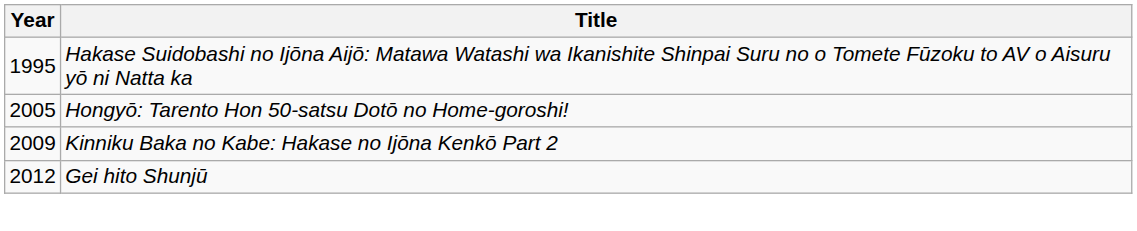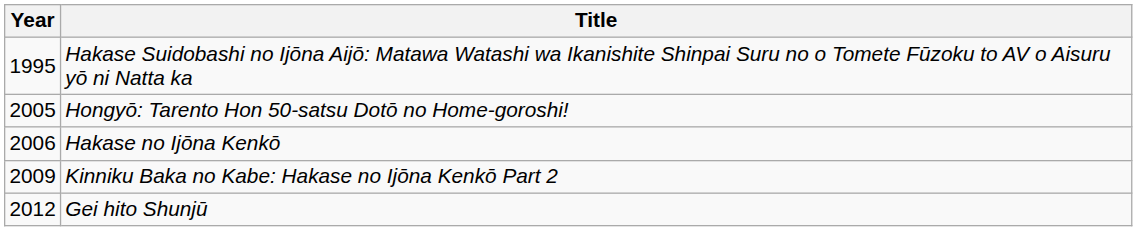+ row: (173, 143)
